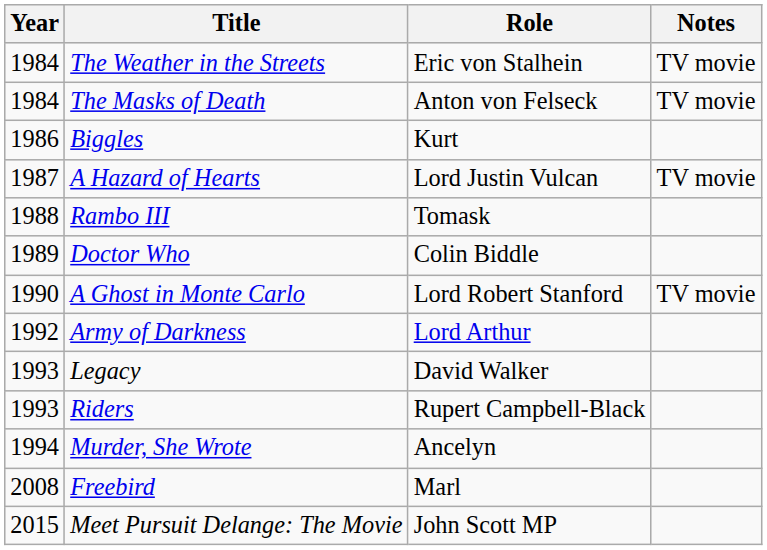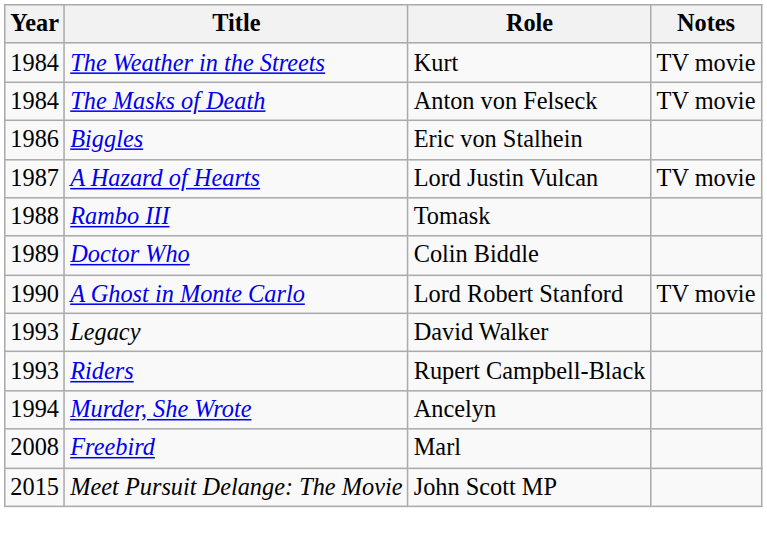(498, 62) Eric von Stalhein -> (436, 62) Kurt
(436, 139) Kurt -> (498, 139) Eric von Stalhein
- row: (158, 332)
